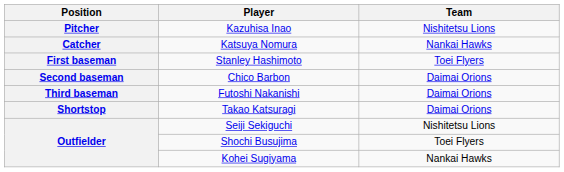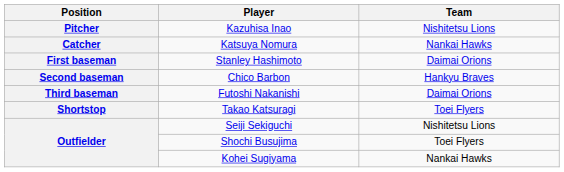(459, 61) Toei Flyers -> (459, 61) Daimai Orions
(459, 77) Daimai Orions -> (459, 77) Hankyu Braves
(459, 110) Daimai Orions -> (459, 110) Toei Flyers
